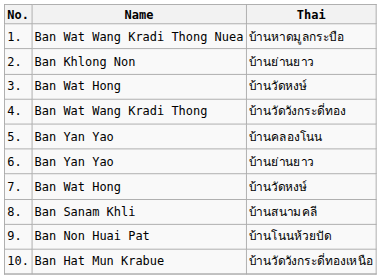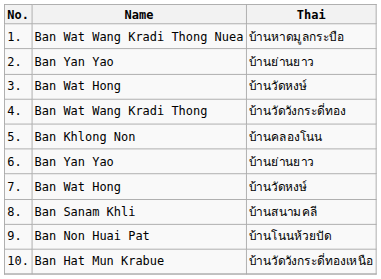(85, 61) Ban Khlong Non -> (74, 61) Ban Yan Yao
(74, 137) Ban Yan Yao -> (85, 137) Ban Khlong Non
